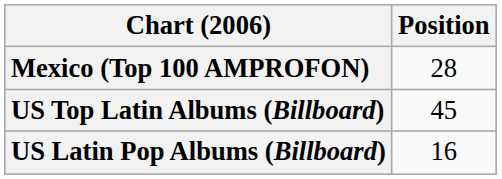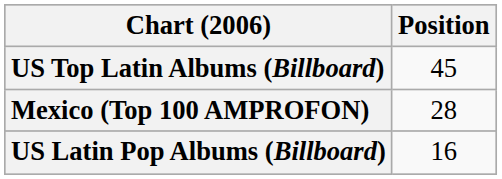rows swapped: (190, 67) <-> (198, 109)
